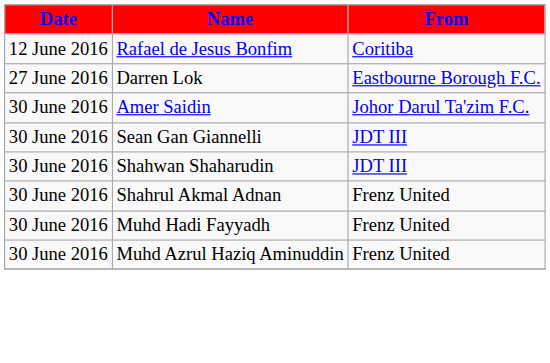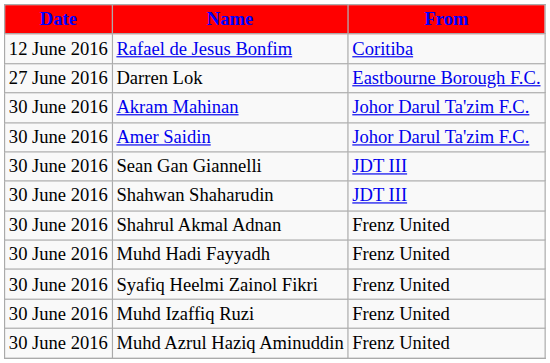+ row: (177, 107)
+ row: (217, 284)
+ row: (185, 313)
